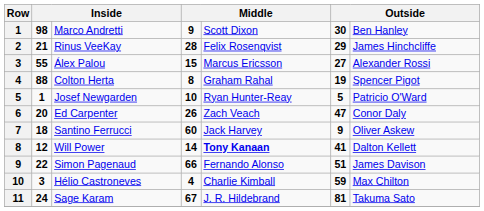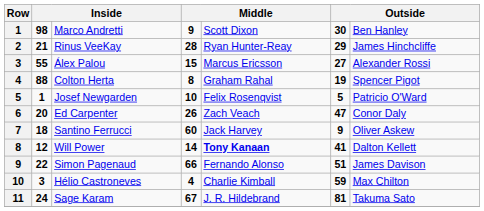(243, 47) Felix Rosenqvist -> (248, 47) Ryan Hunter-Reay
(248, 97) Ryan Hunter-Reay -> (243, 97) Felix Rosenqvist
